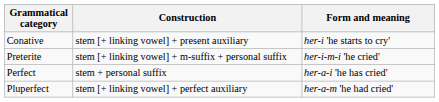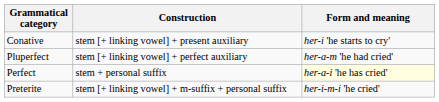rows swapped: (24, 56) <-> (28, 89)
(346, 72) no background -> (346, 72) lightyellow background
